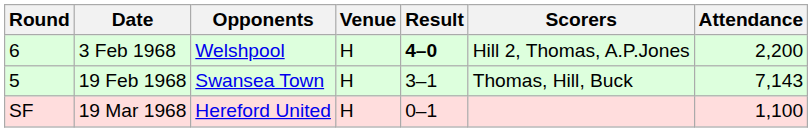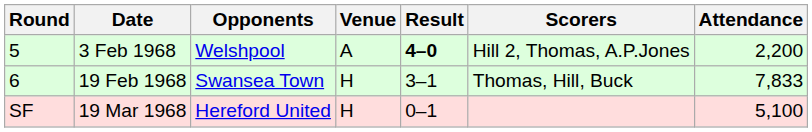(14, 50) 6 -> (14, 50) 5
(347, 50) H -> (346, 50) A
(14, 80) 5 -> (14, 80) 6
(779, 80) 7,143 -> (779, 80) 7,833
(779, 111) 1,100 -> (779, 111) 5,100
